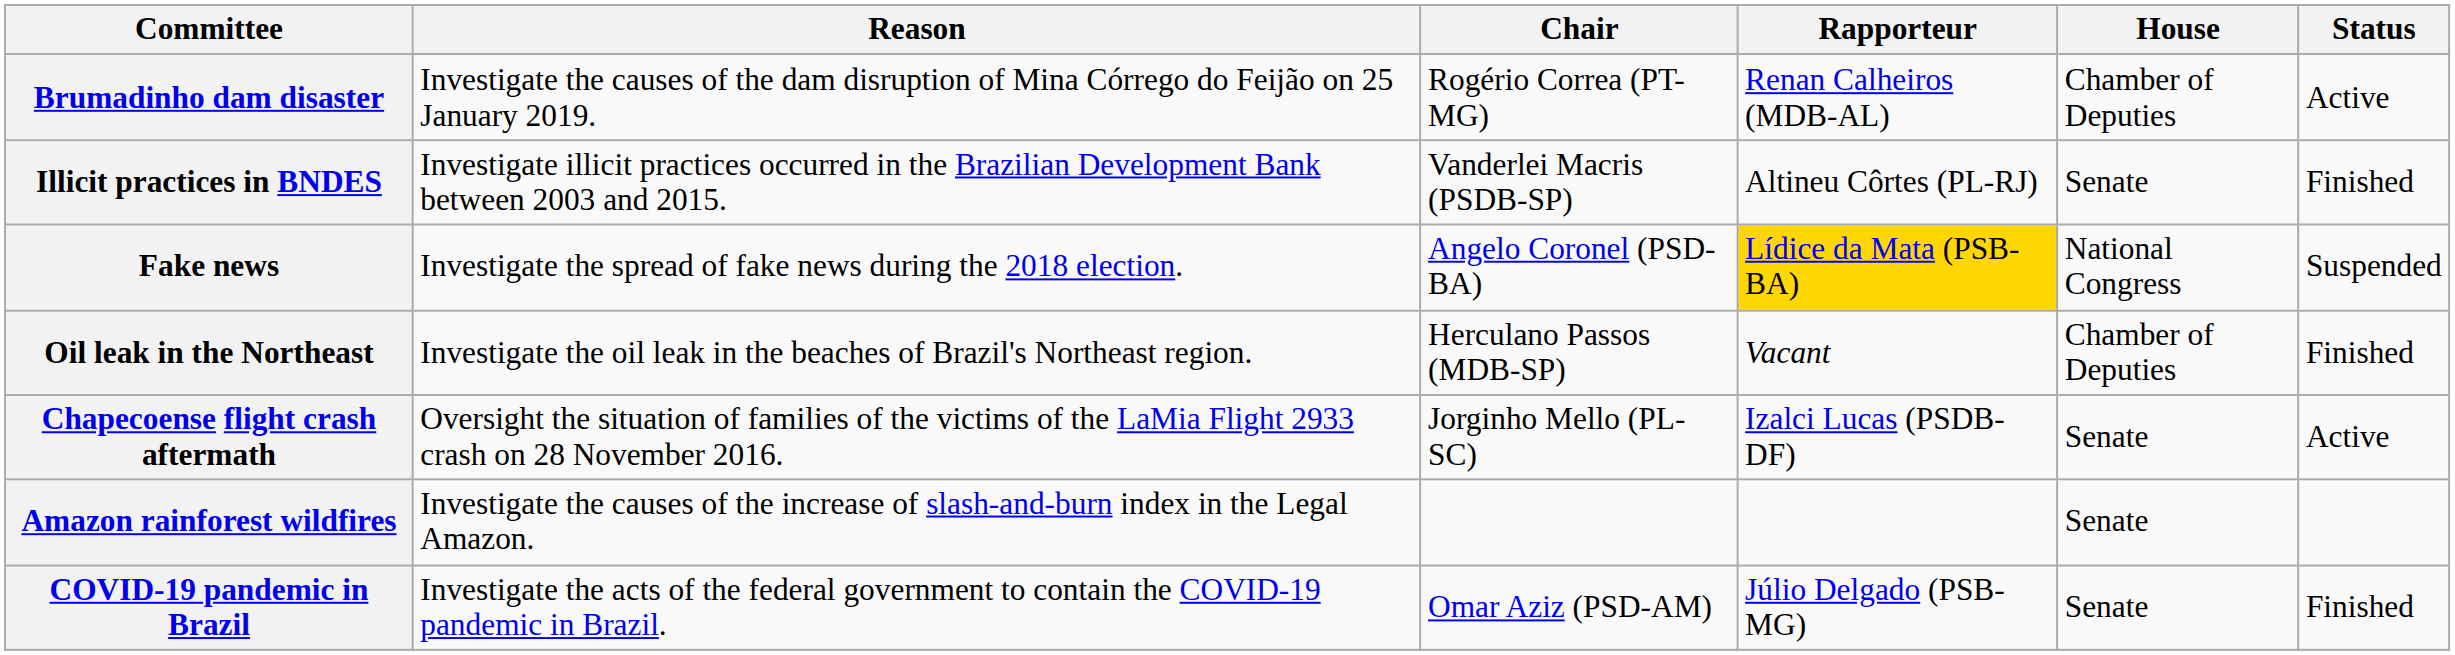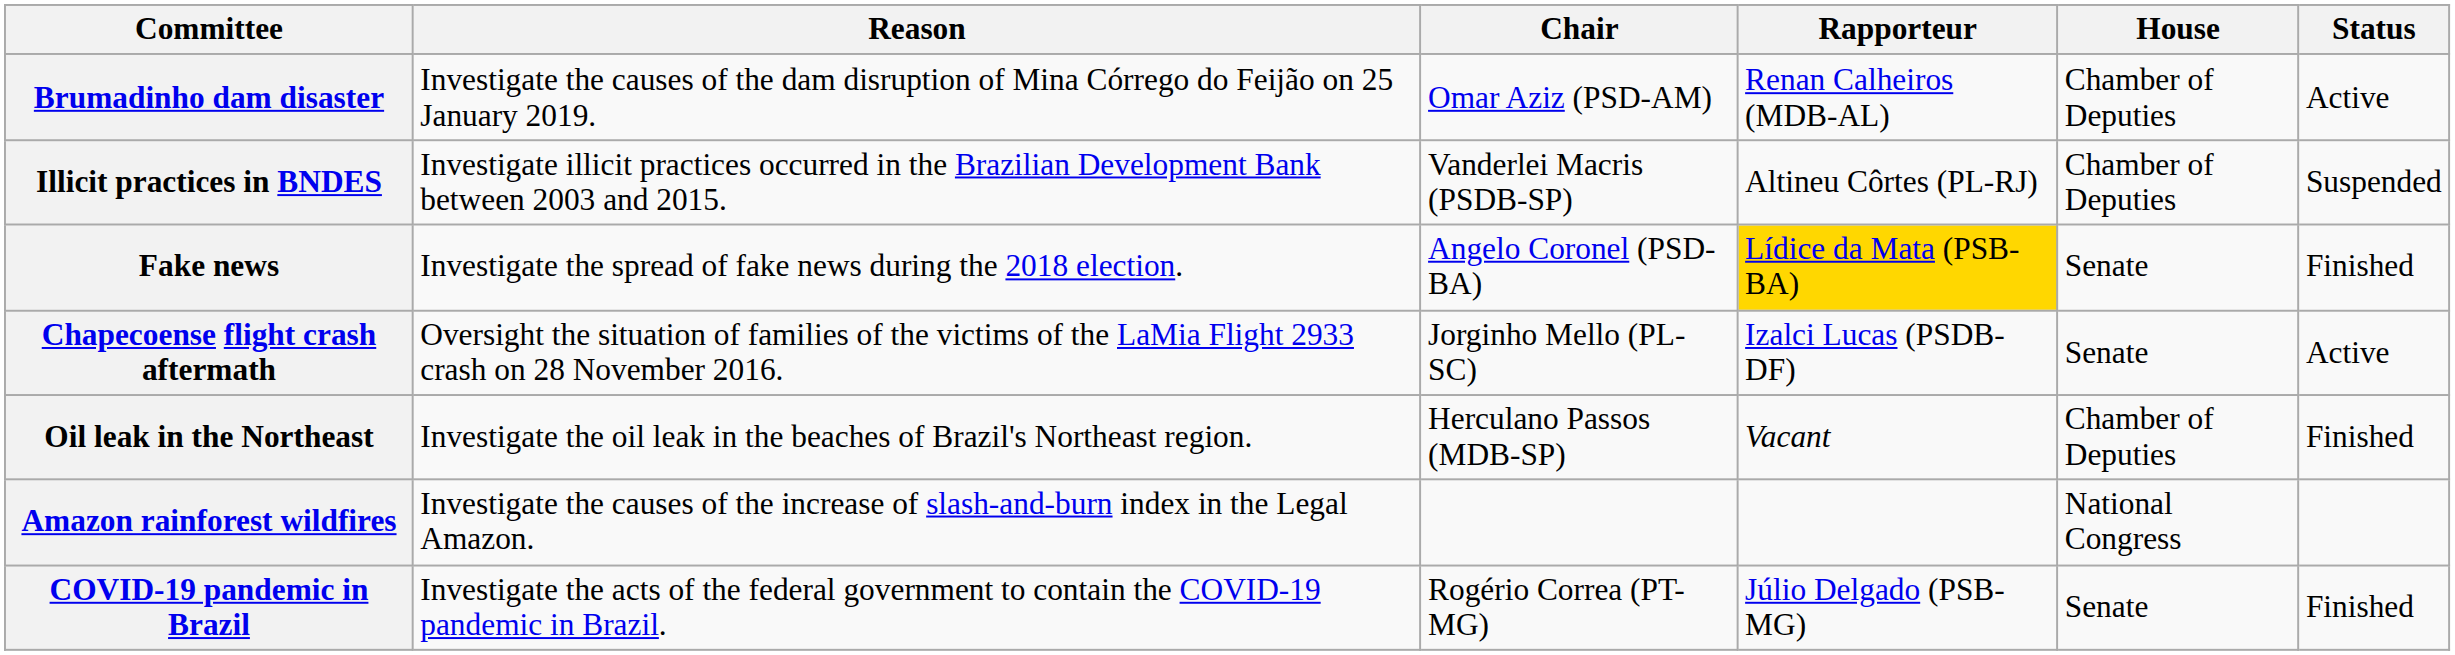(1556, 96) Rogério Correa (PT-MG) -> (1570, 96) Omar Aziz (PSD-AM)
(2107, 181) Senate -> (2139, 181) Chamber of Deputies
(2360, 181) Finished -> (2374, 181) Suspended
(2123, 266) National Congress -> (2107, 266) Senate
(2374, 266) Suspended -> (2360, 266) Finished
rows swapped: (209, 351) <-> (209, 436)
(2107, 521) Senate -> (2123, 521) National Congress
(1570, 606) Omar Aziz (PSD-AM) -> (1556, 606) Rogério Correa (PT-MG)
